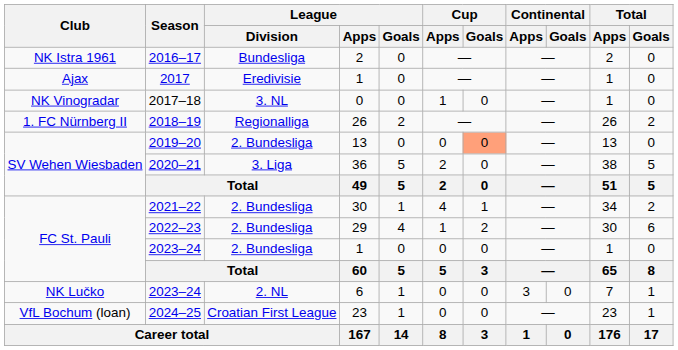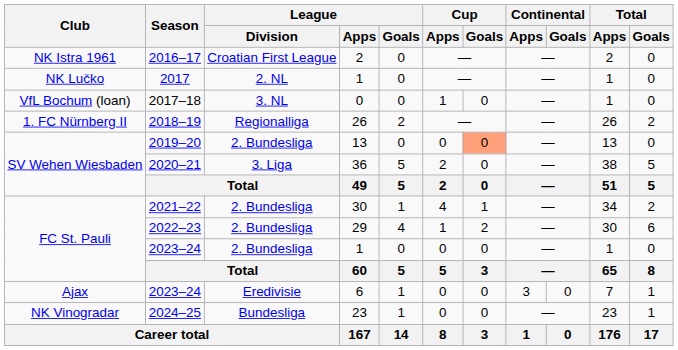(272, 57) Bundesliga -> (272, 57) Croatian First League
(75, 79) Ajax -> (75, 79) NK Lučko
(272, 79) Eredivisie -> (272, 79) 2. NL
(75, 100) NK Vinogradar -> (75, 100) VfL Bochum (loan)
(75, 292) NK Lučko -> (75, 292) Ajax
(272, 292) 2. NL -> (272, 292) Eredivisie
(75, 313) VfL Bochum (loan) -> (75, 313) NK Vinogradar
(272, 313) Croatian First League -> (272, 313) Bundesliga
